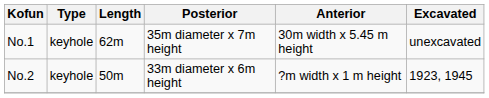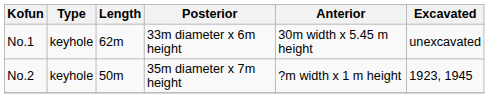(201, 41) 35m diameter x 7m height -> (201, 41) 33m diameter x 6m height
(201, 75) 33m diameter x 6m height -> (201, 75) 35m diameter x 7m height
